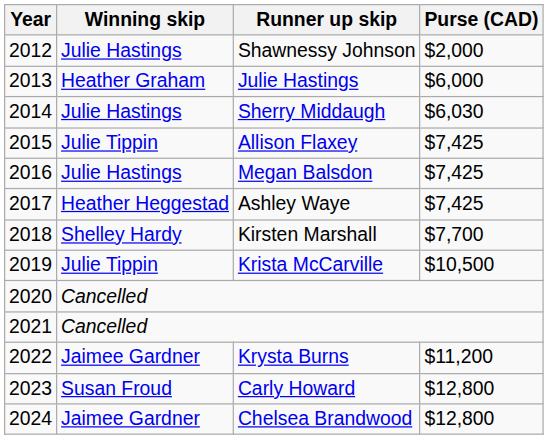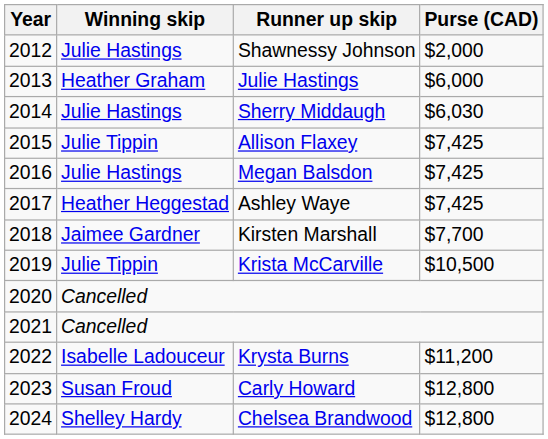(121, 234) Shelley Hardy -> (130, 234) Jaimee Gardner
(130, 357) Jaimee Gardner -> (143, 357) Isabelle Ladouceur
(130, 419) Jaimee Gardner -> (121, 419) Shelley Hardy
